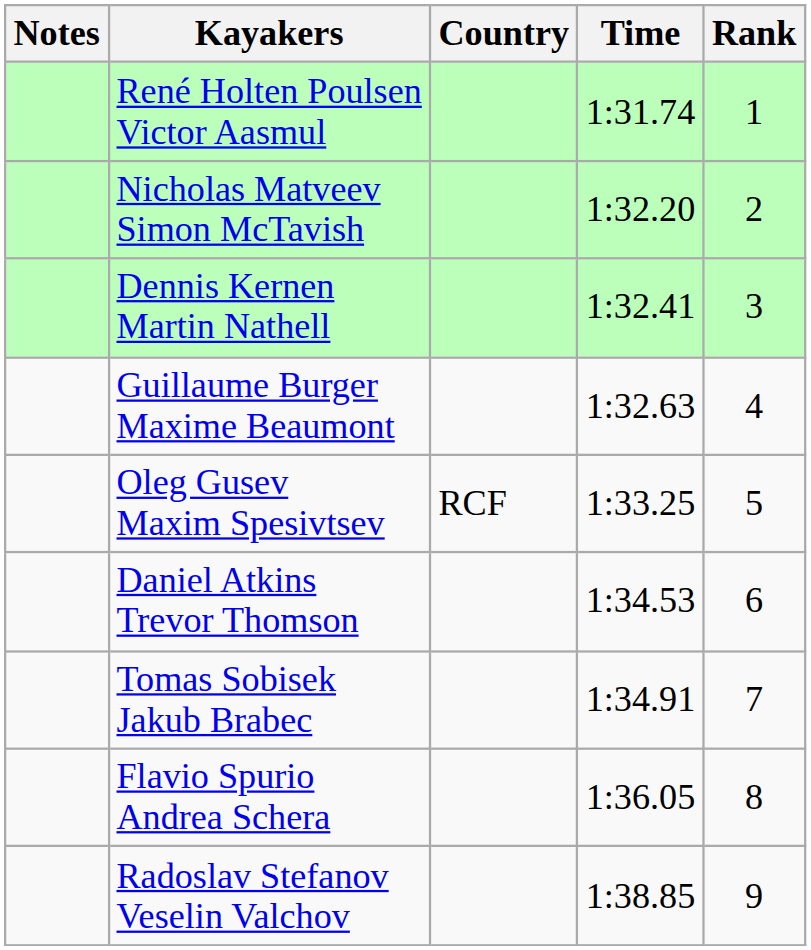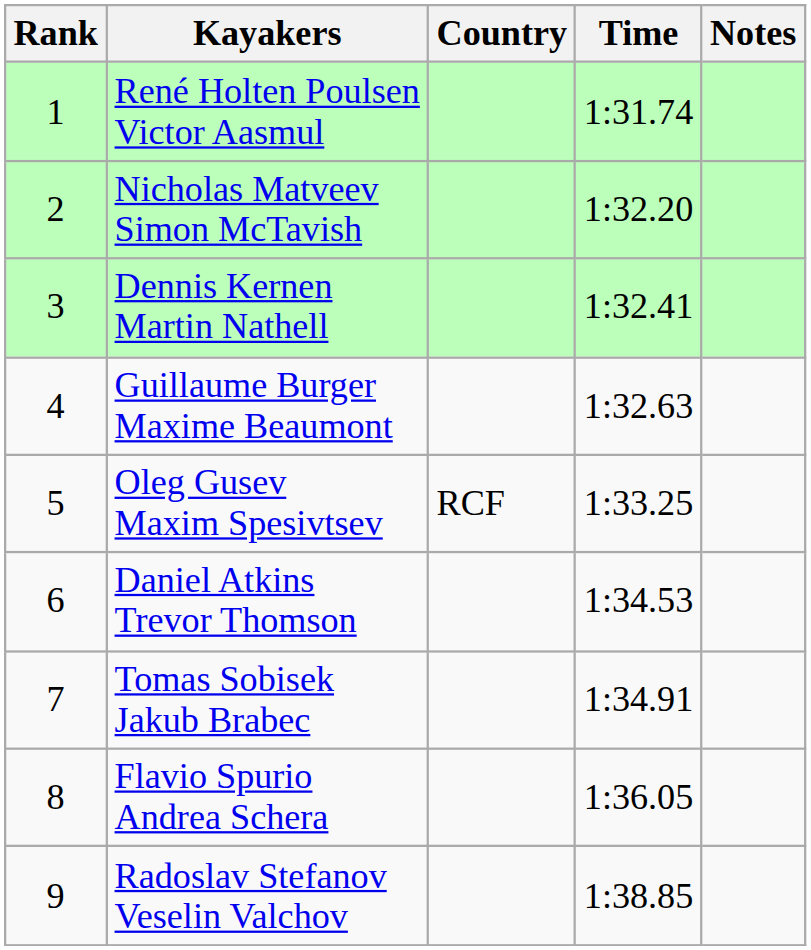columns swapped: (754, 33) <-> (57, 33)
